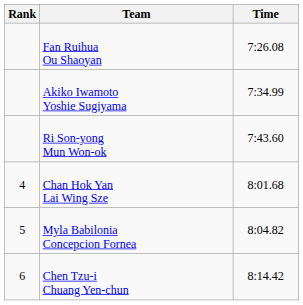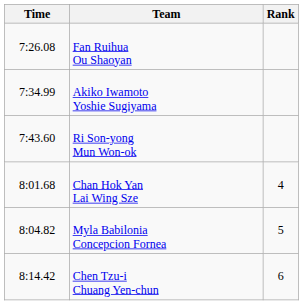columns swapped: (22, 14) <-> (266, 14)
